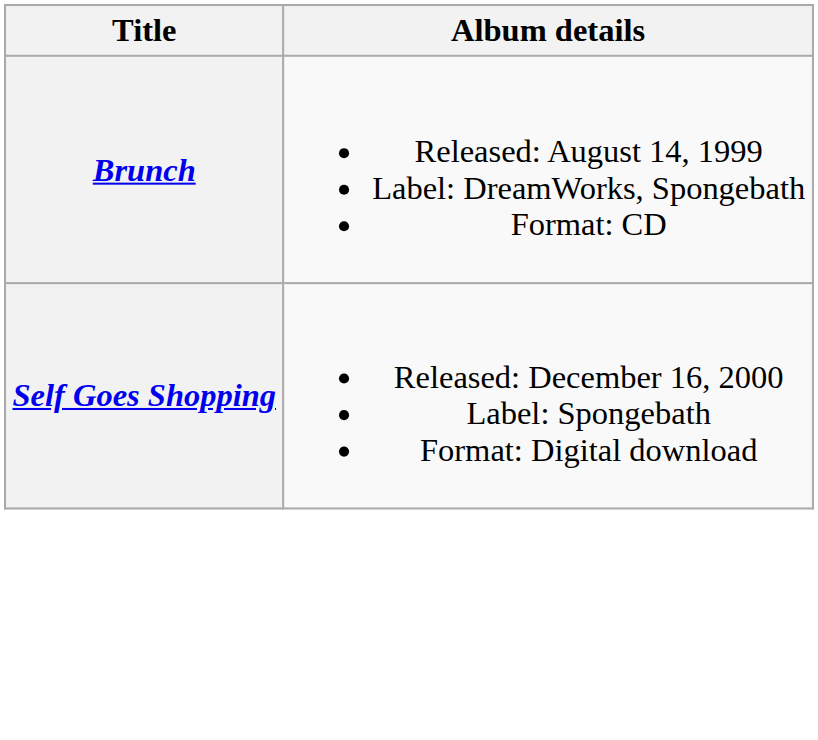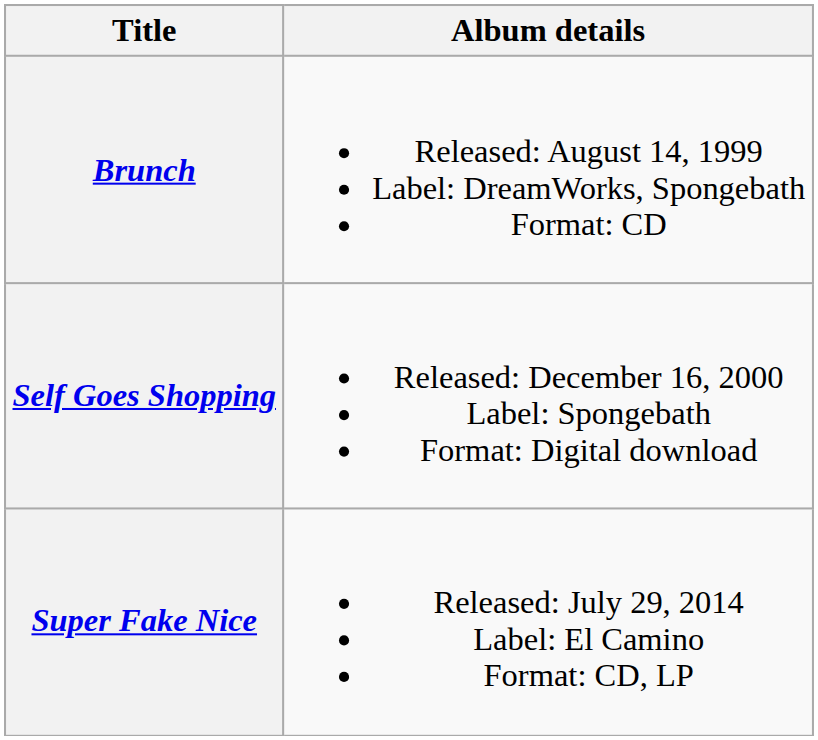+ row: (144, 621)
